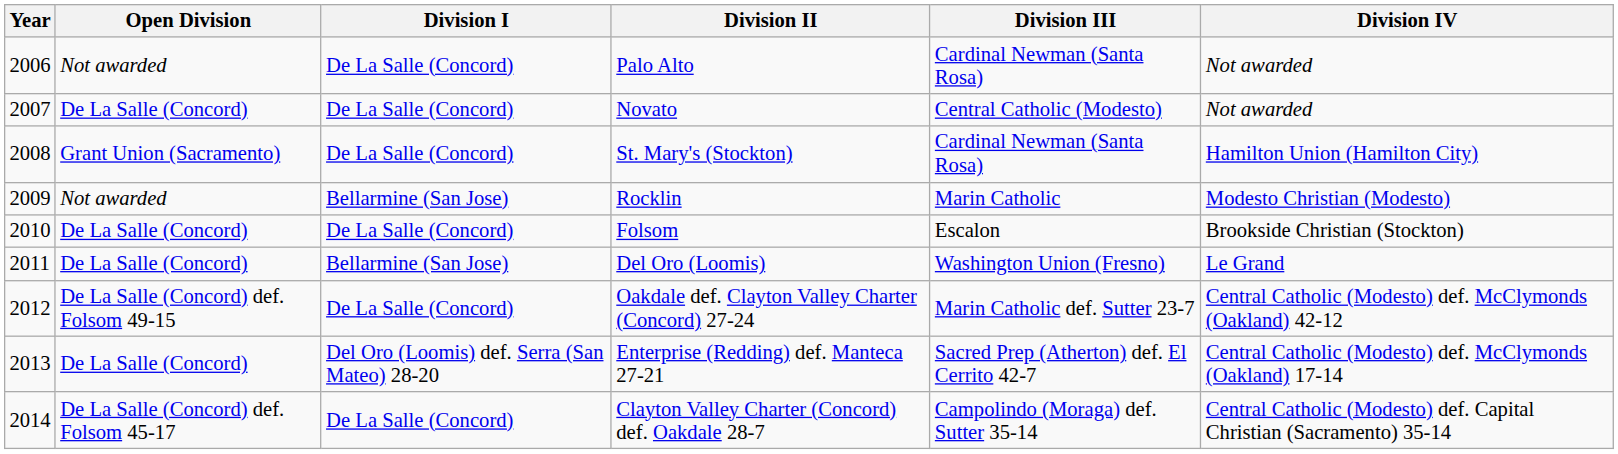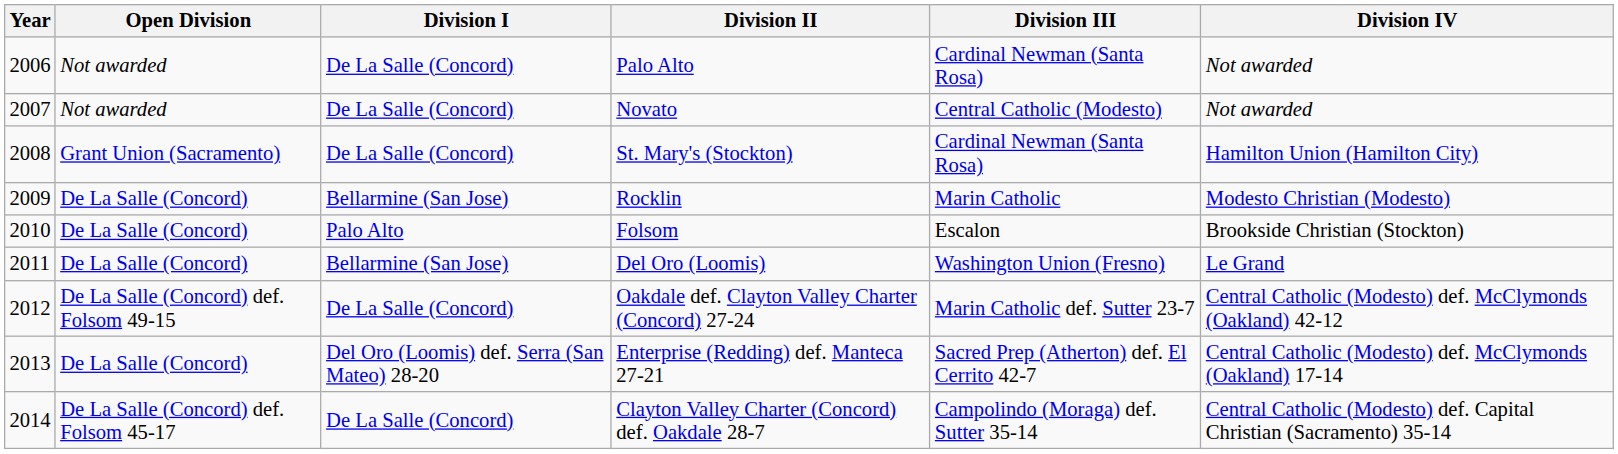(154, 109) De La Salle (Concord) -> (113, 109) Not awarded
(113, 198) Not awarded -> (154, 198) De La Salle (Concord)
(420, 230) De La Salle (Concord) -> (365, 230) Palo Alto
